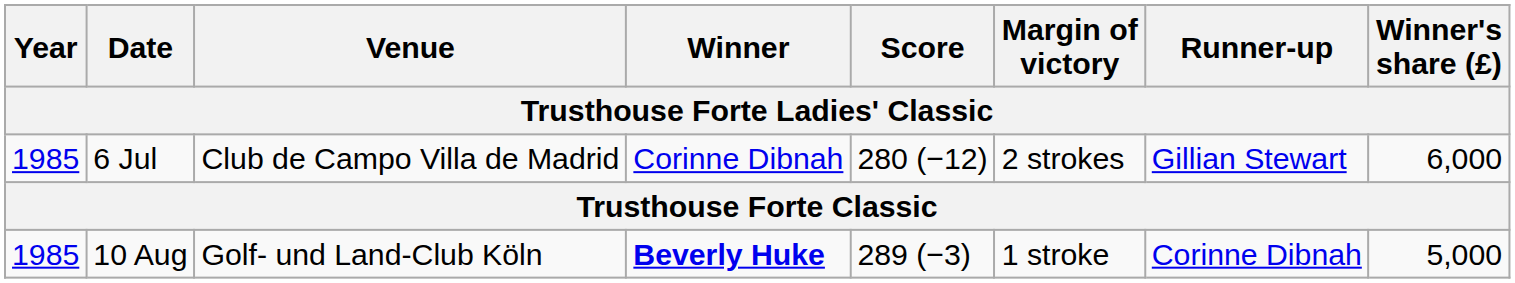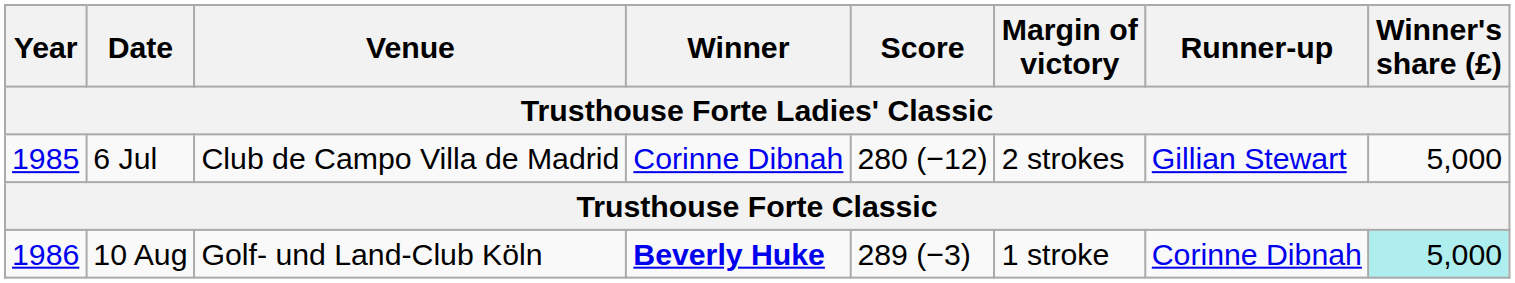(1464, 159) 6,000 -> (1464, 159) 5,000
(46, 254) 1985 -> (46, 254) 1986
(1464, 254) no background -> (1464, 254) paleturquoise background
